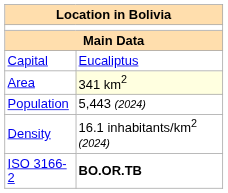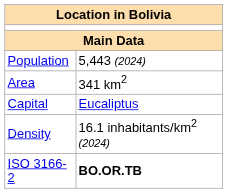rows swapped: (28, 60) <-> (38, 104)
(103, 82) lightyellow background -> (103, 82) no background
